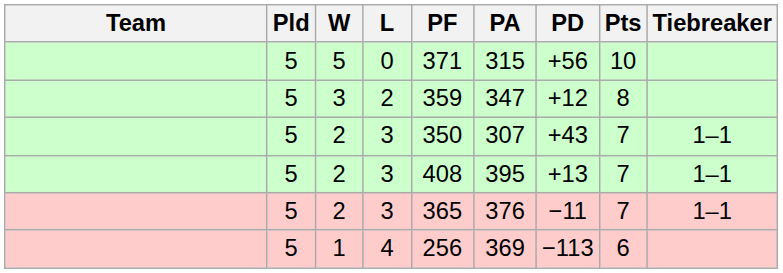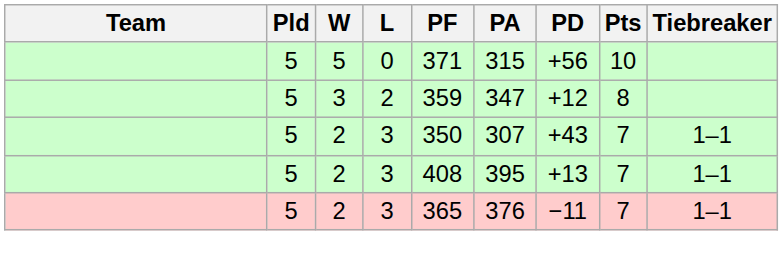- row: (339, 248)
